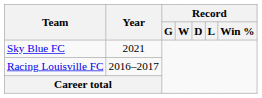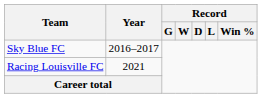(134, 48) 2021 -> (134, 48) 2016–2017
(134, 66) 2016–2017 -> (134, 66) 2021
